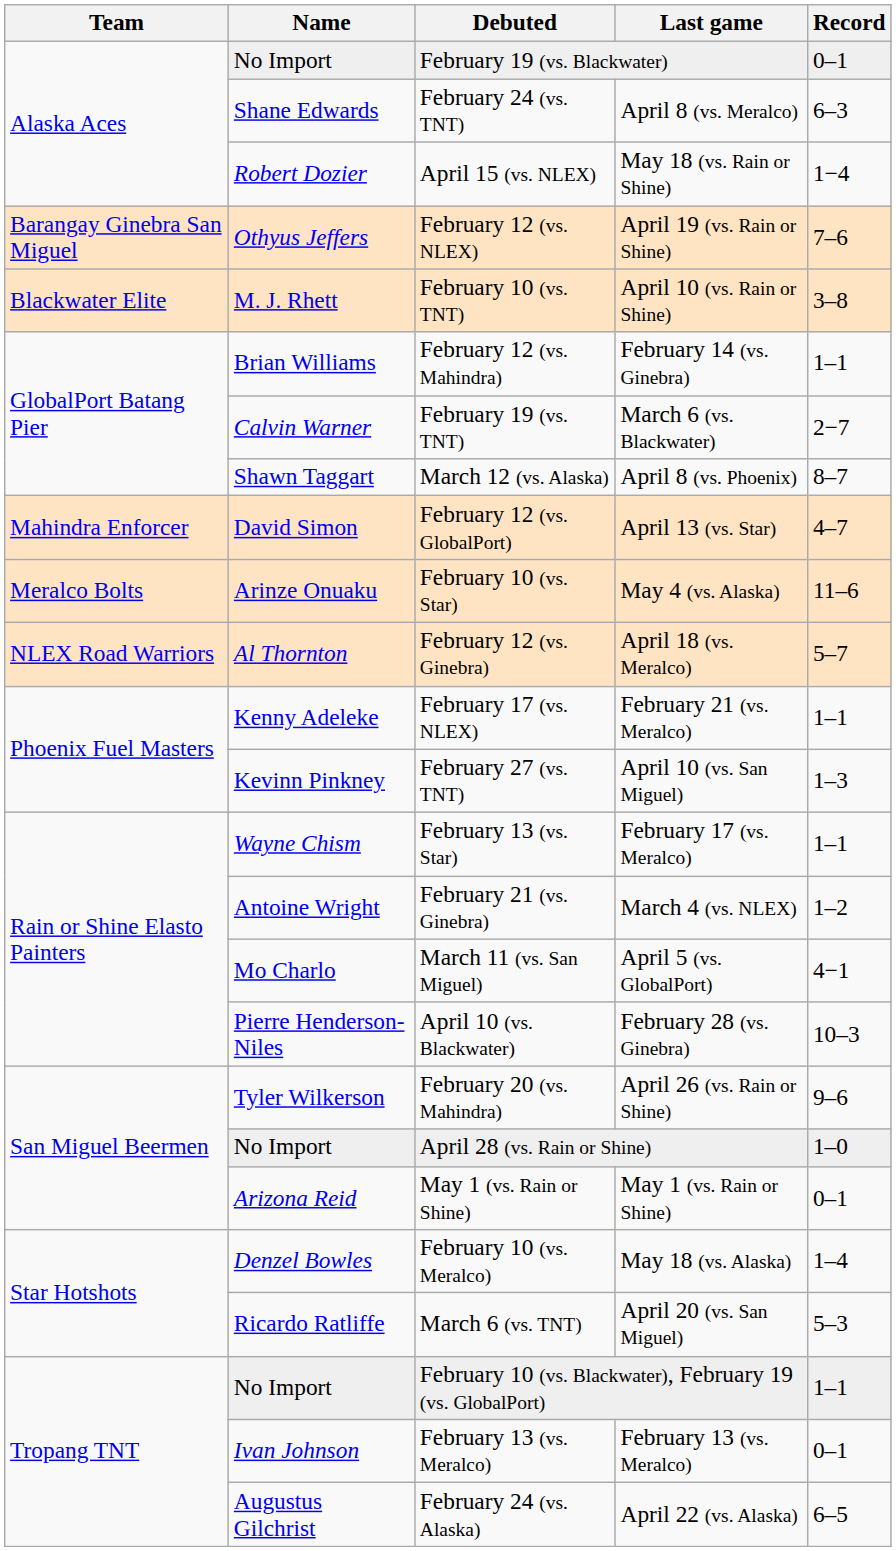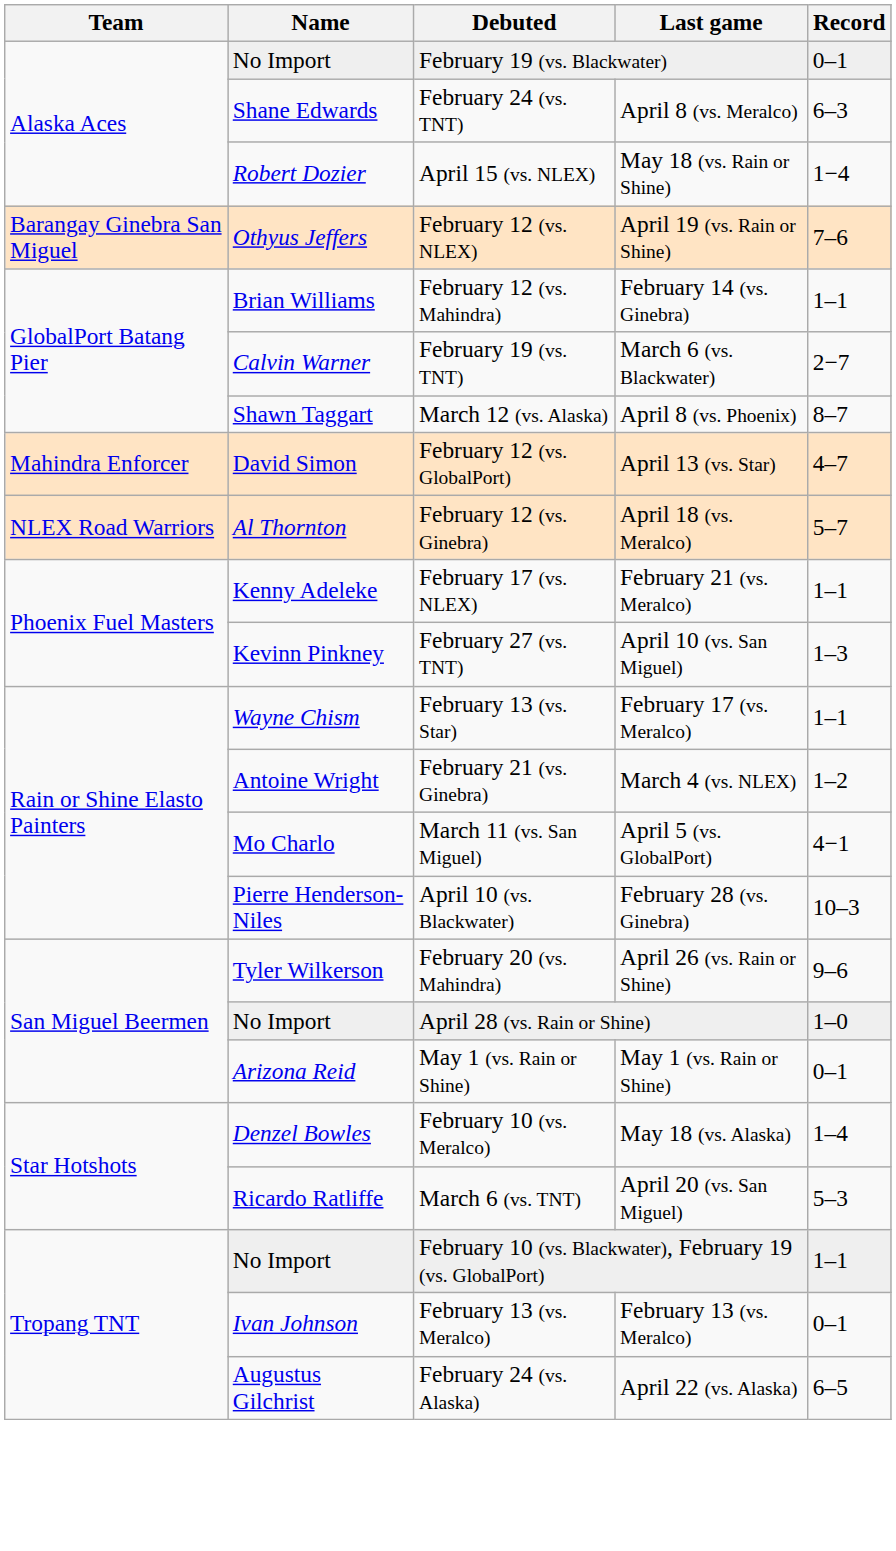- row: (494, 300)
- row: (494, 590)
